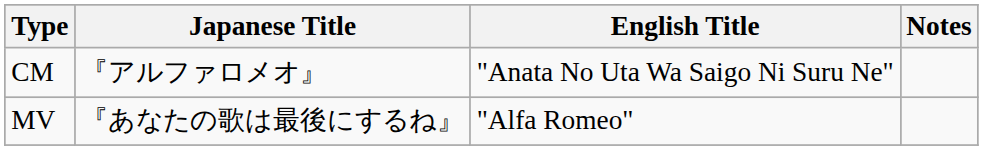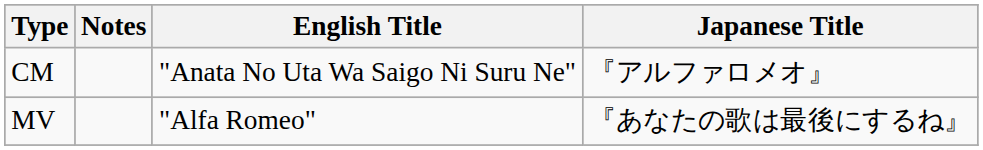columns swapped: (273, 26) <-> (939, 26)
